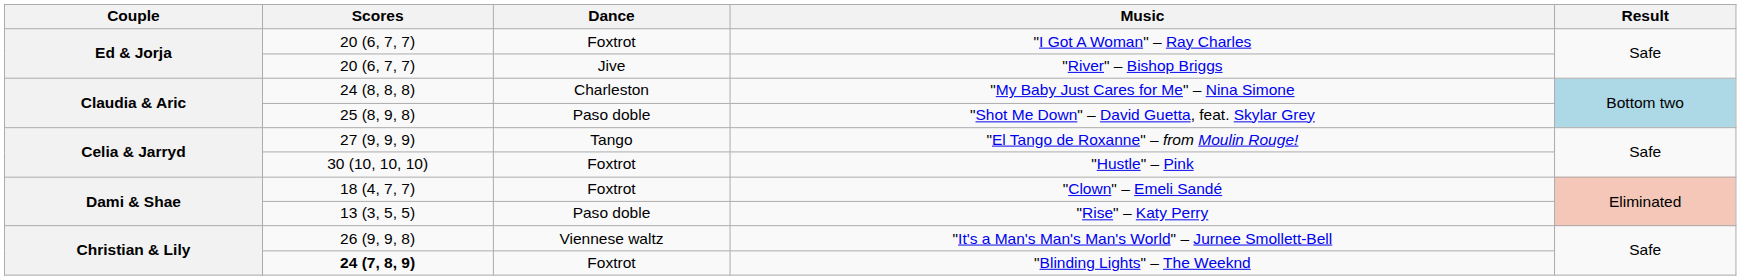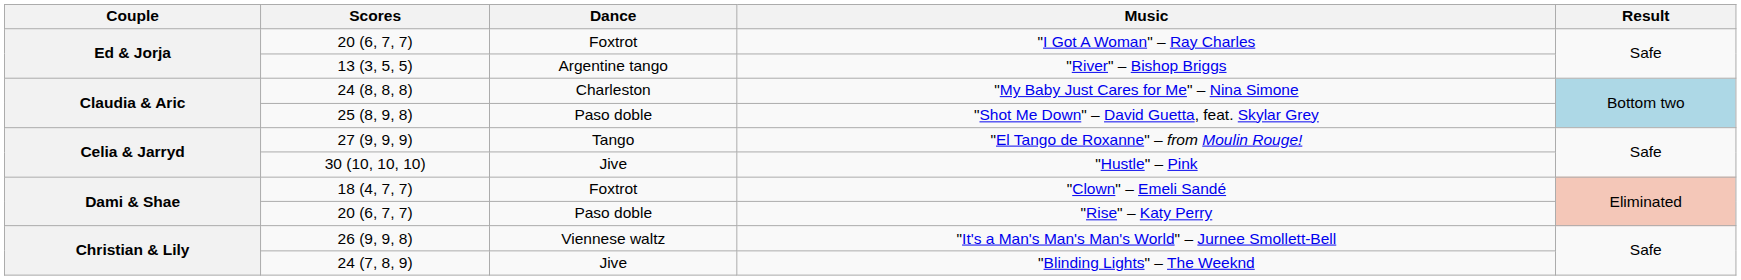(378, 66) 20 (6, 7, 7) -> (375, 66) 13 (3, 5, 5)
(611, 66) Jive -> (613, 66) Argentine tango
(611, 164) Foxtrot -> (613, 164) Jive
(378, 213) 13 (3, 5, 5) -> (375, 213) 20 (6, 7, 7)
(378, 262) bold -> (375, 262) normal
(611, 262) Foxtrot -> (613, 262) Jive
